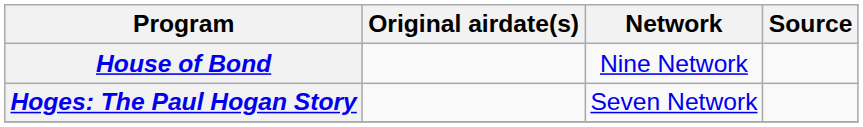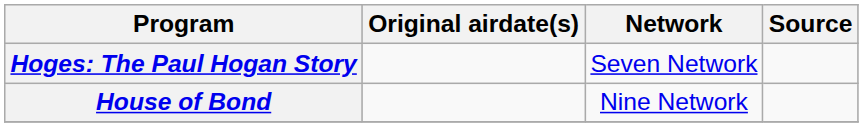rows swapped: (184, 102) <-> (184, 63)
